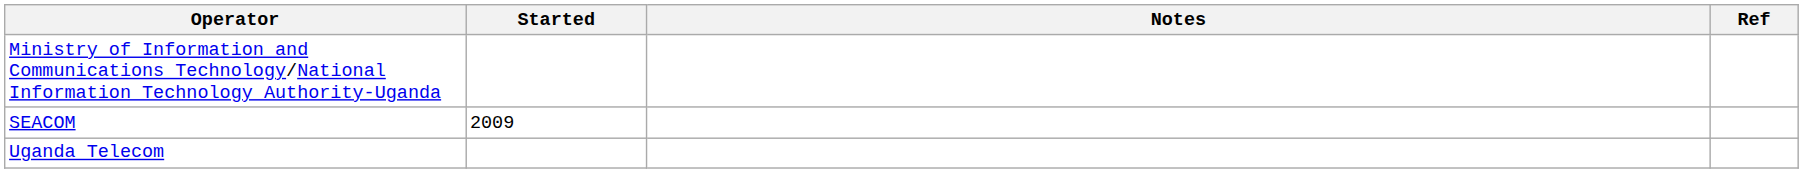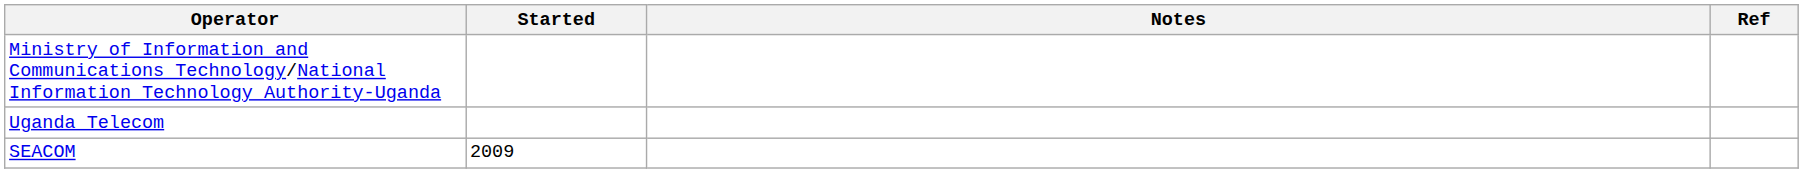rows swapped: (42, 123) <-> (87, 153)
